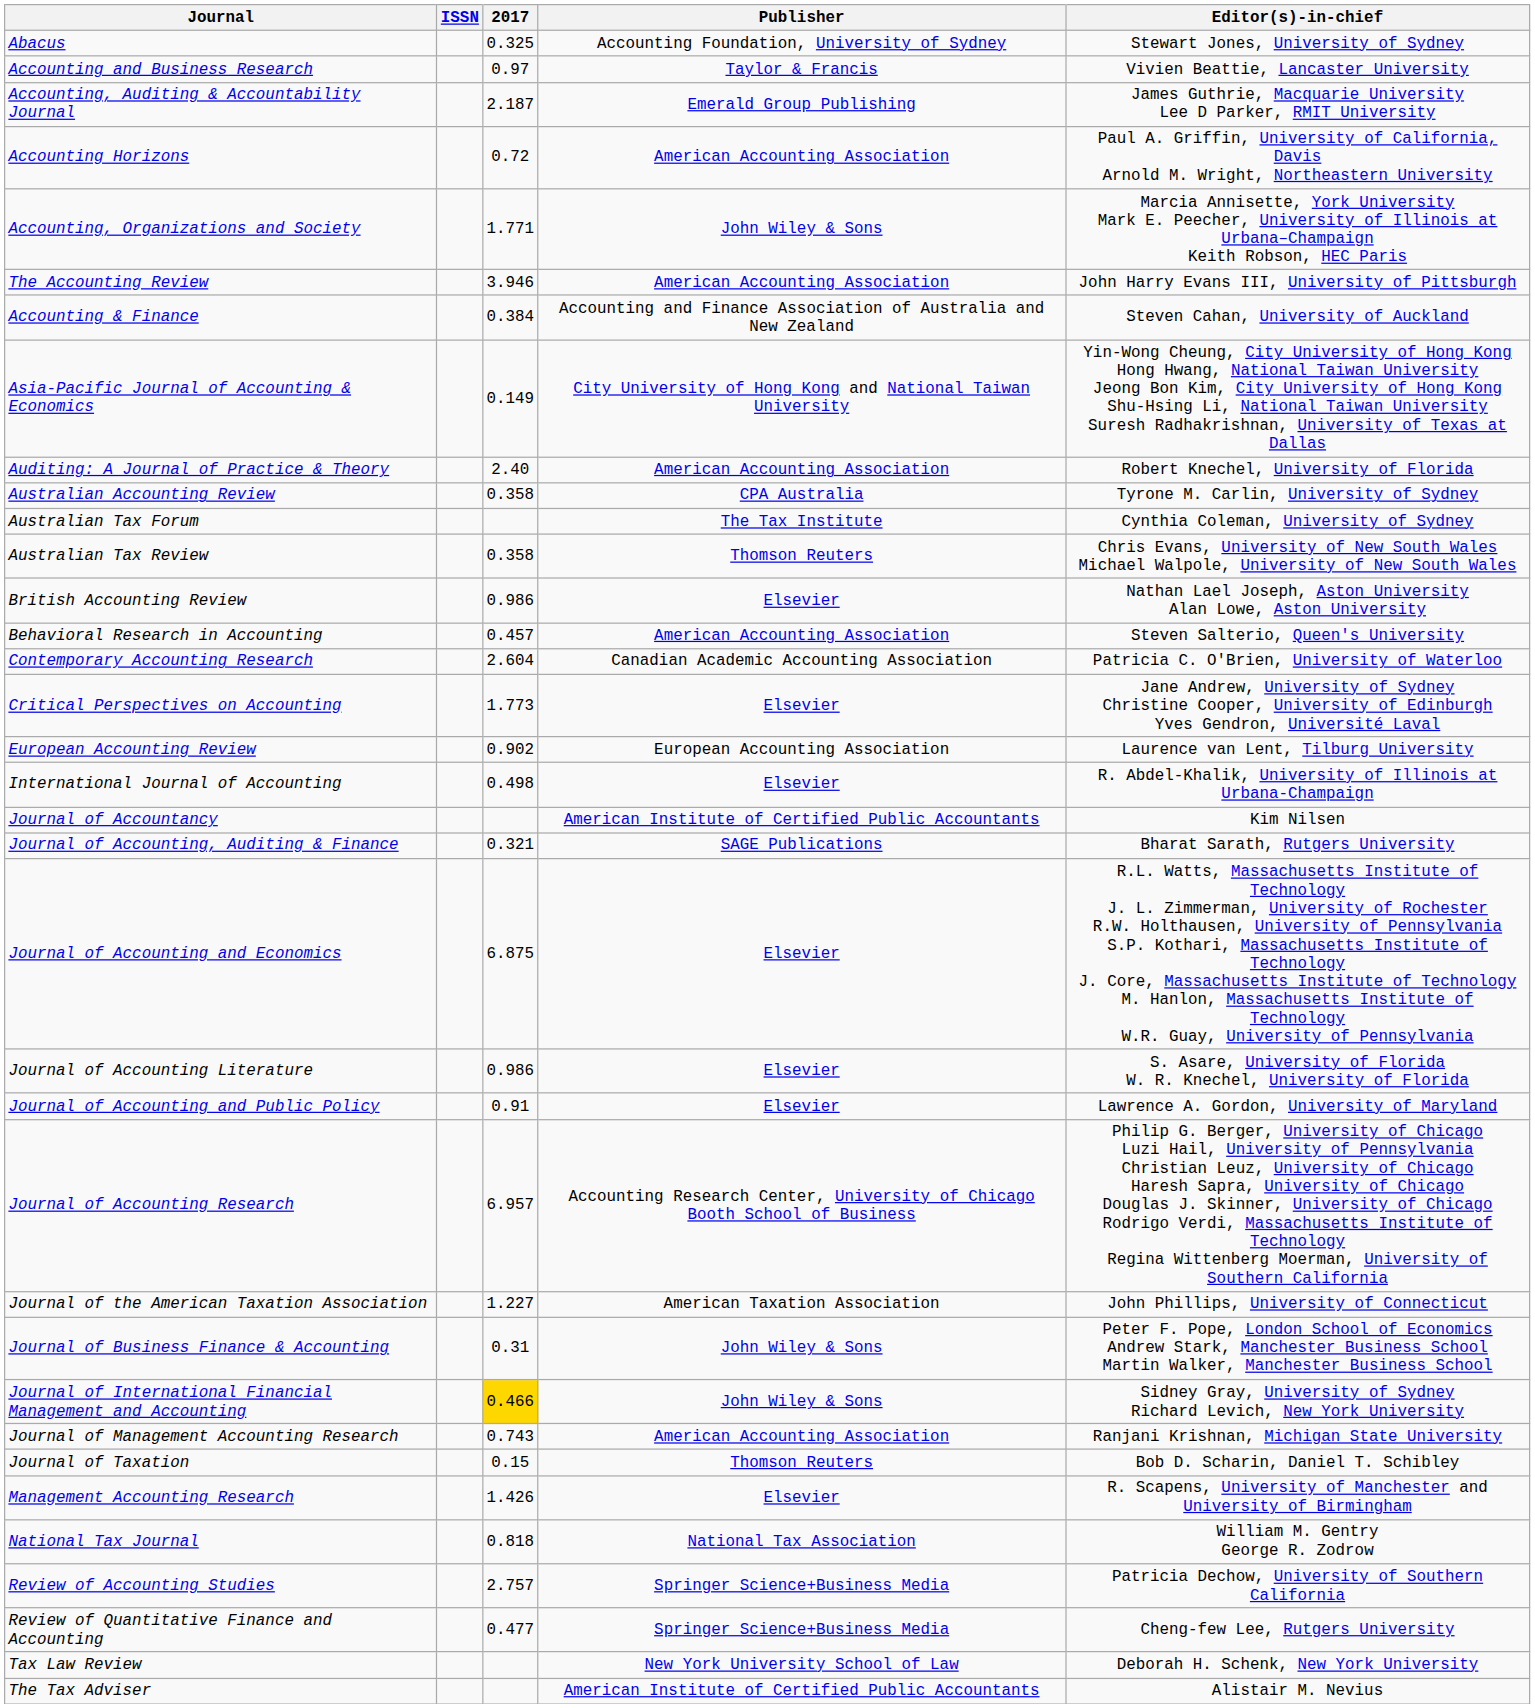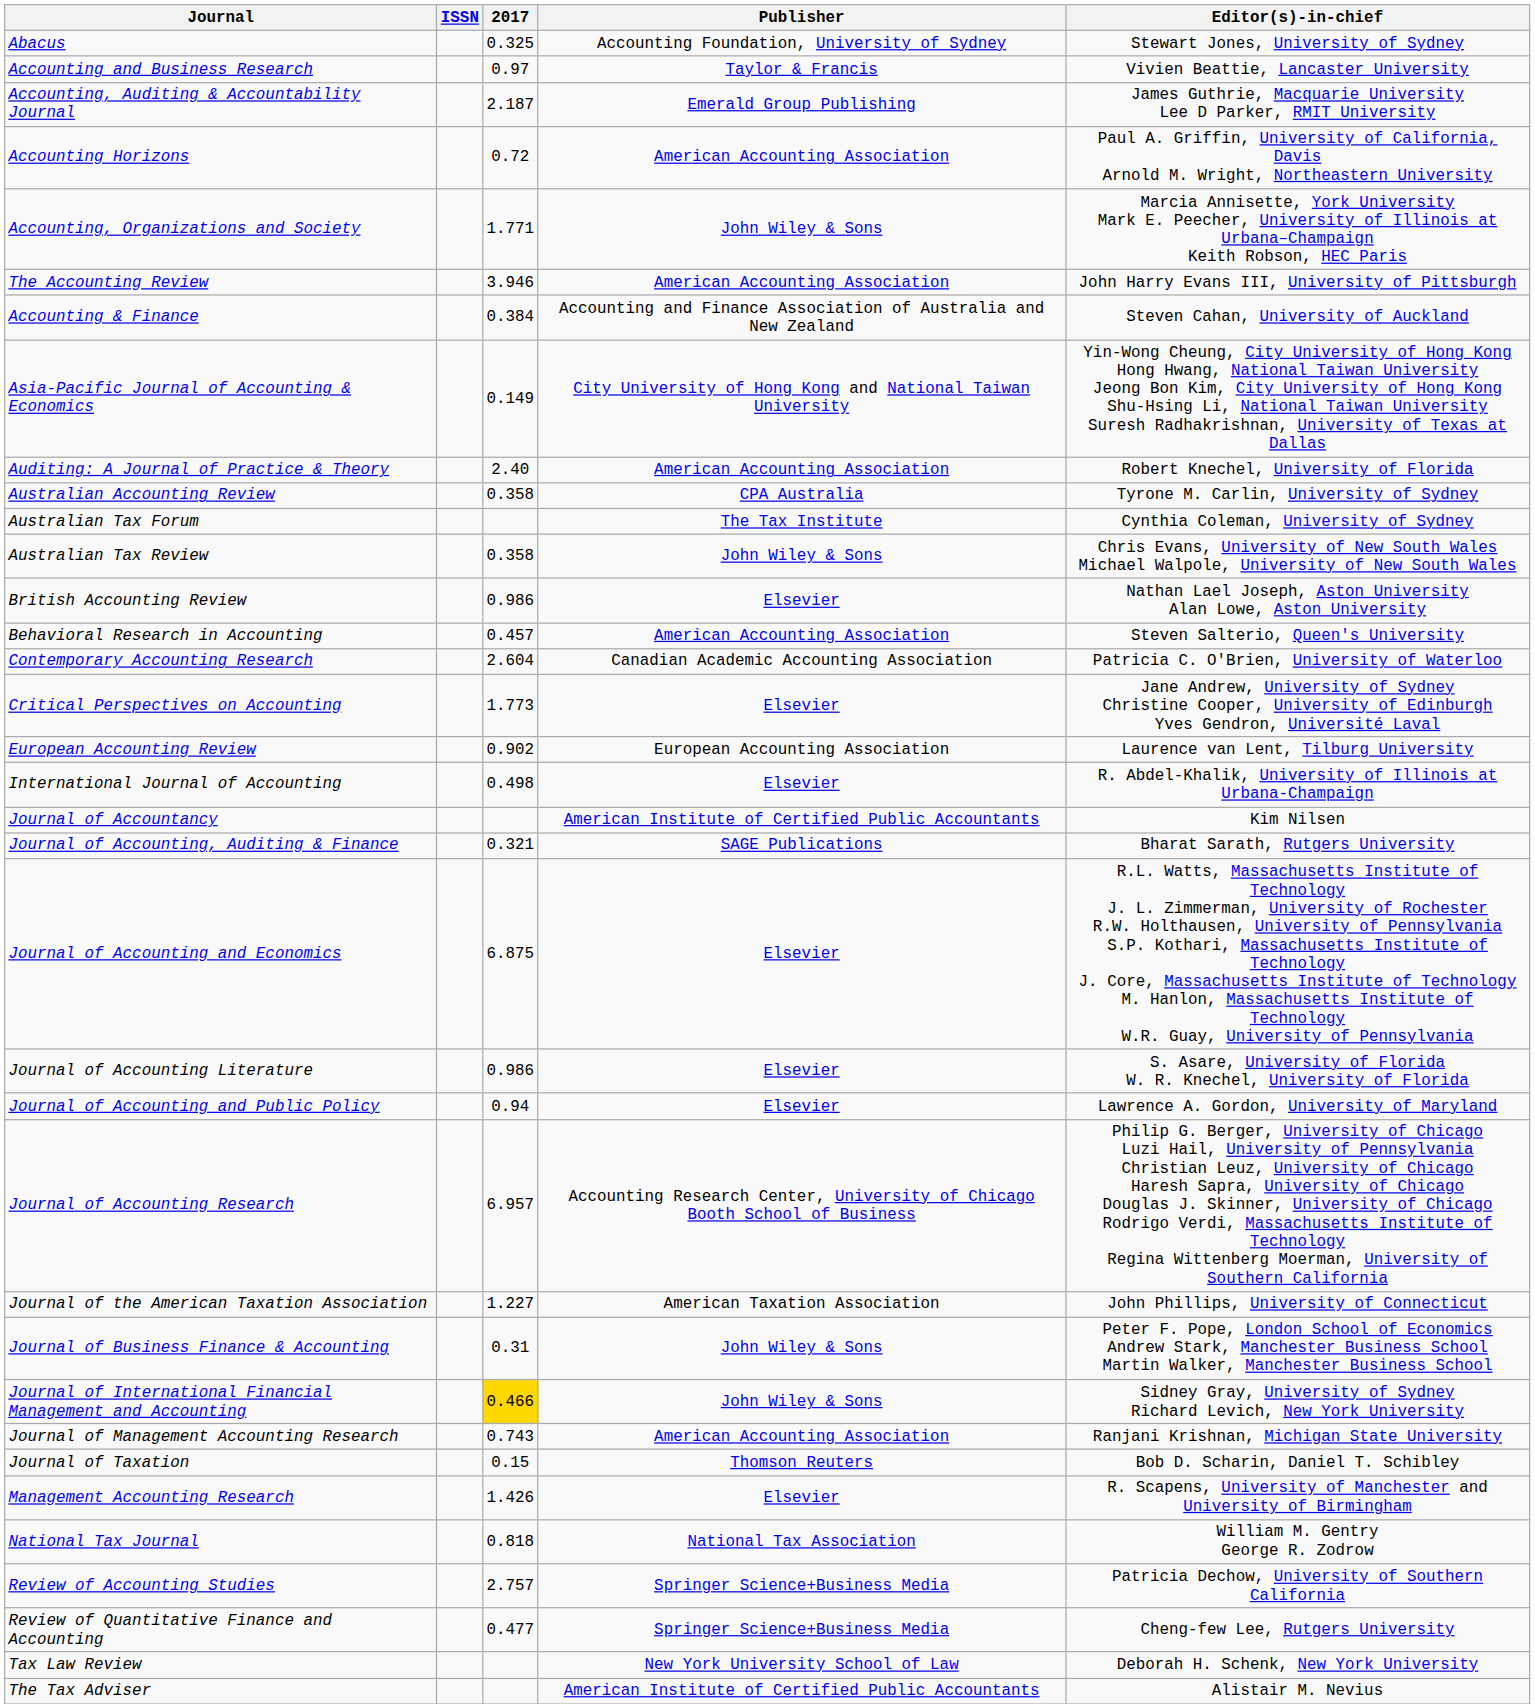(802, 556) Thomson Reuters -> (802, 556) John Wiley & Sons
(510, 1106) 0.91 -> (510, 1106) 0.94
